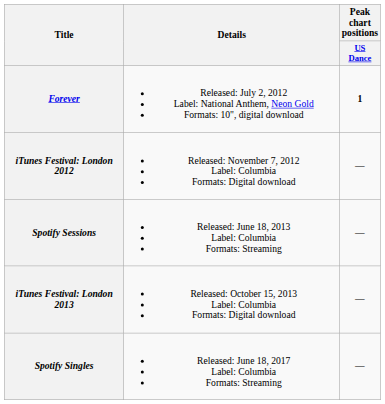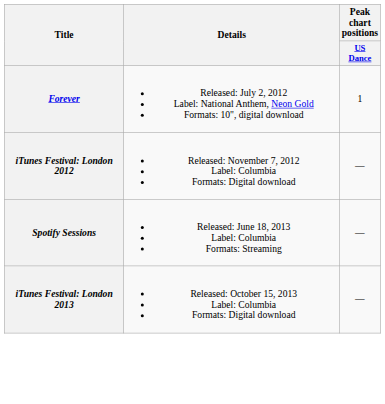(360, 99) bold -> (360, 99) normal
- row: (64, 366)
